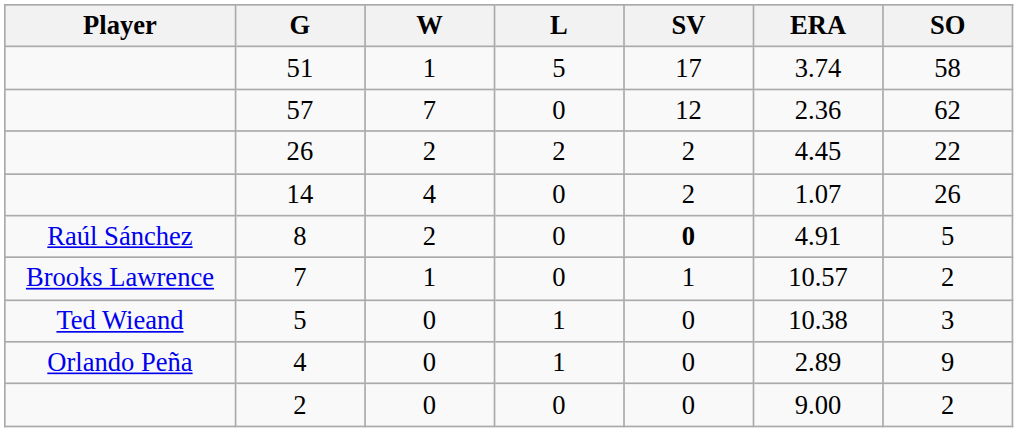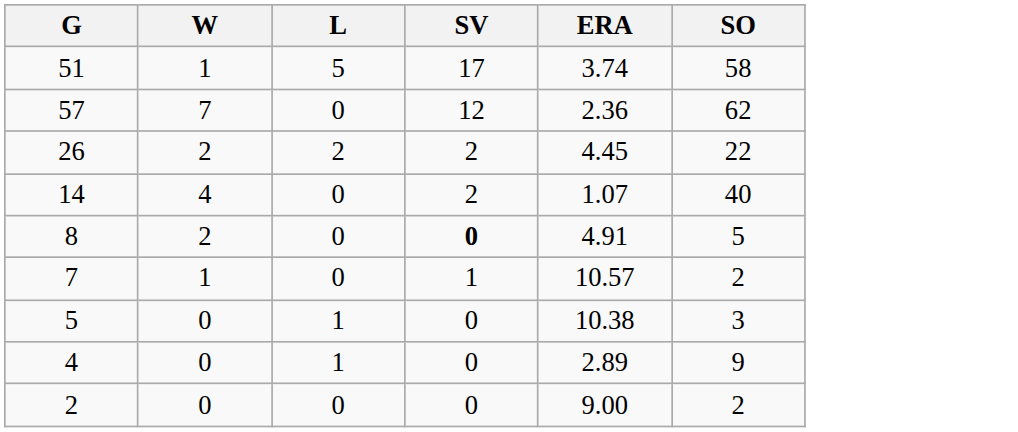- column: (120, 25)
(948, 194) 26 -> (738, 194) 40
